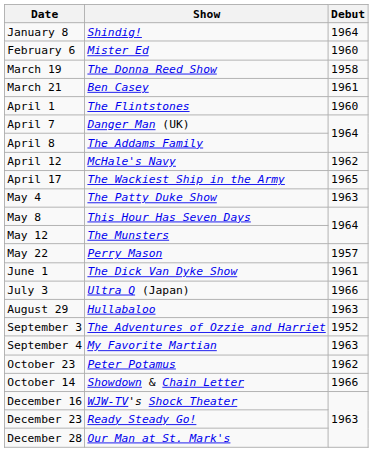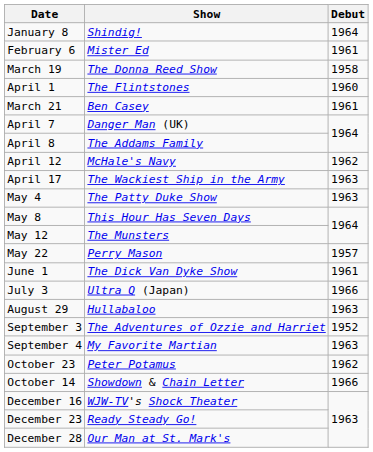(345, 51) 1960 -> (345, 51) 1961
rows swapped: (34, 87) <-> (31, 106)
(345, 180) 1965 -> (345, 180) 1963
